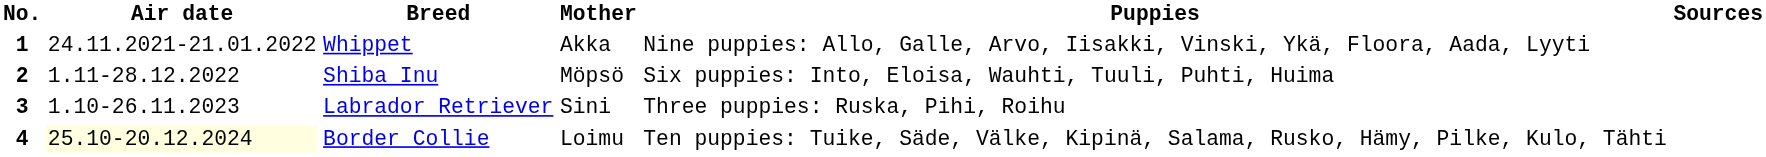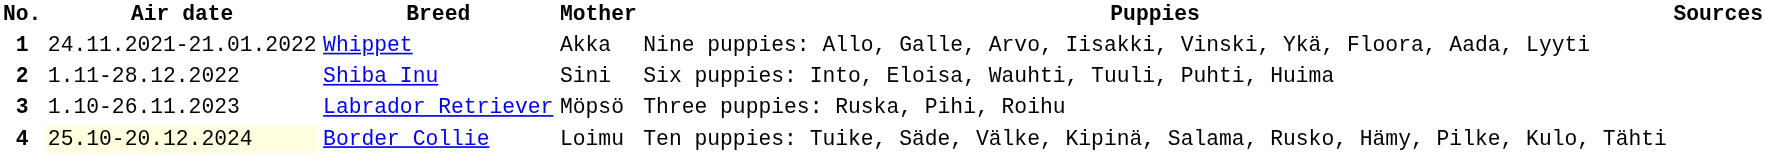(592, 77) Möpsö -> (586, 77) Sini
(586, 108) Sini -> (592, 108) Möpsö
